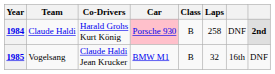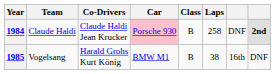(104, 32) Harald Grohs Kurt König -> (104, 32) Claude Haldi Jean Krucker
(104, 57) Claude Haldi Jean Krucker -> (104, 57) Harald Grohs Kurt König
(214, 57) 32 -> (214, 57) 38
